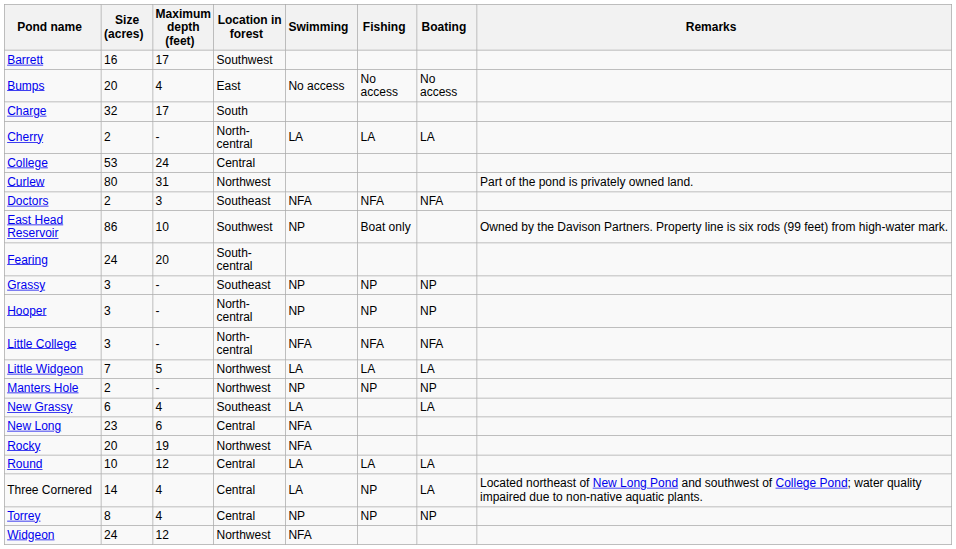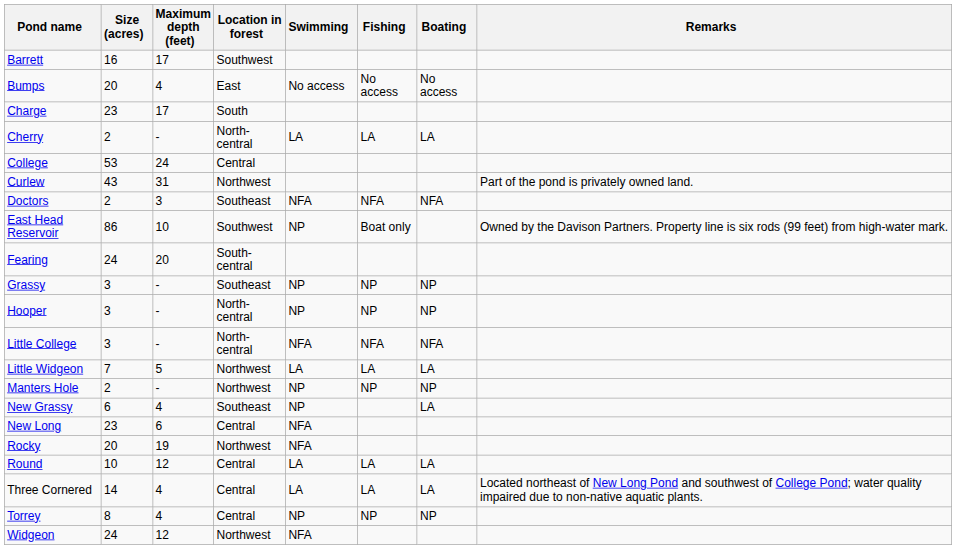(111, 111) 32 -> (111, 111) 23
(111, 182) 80 -> (111, 182) 43
(296, 407) LA -> (297, 407) NP
(369, 490) NP -> (368, 490) LA
